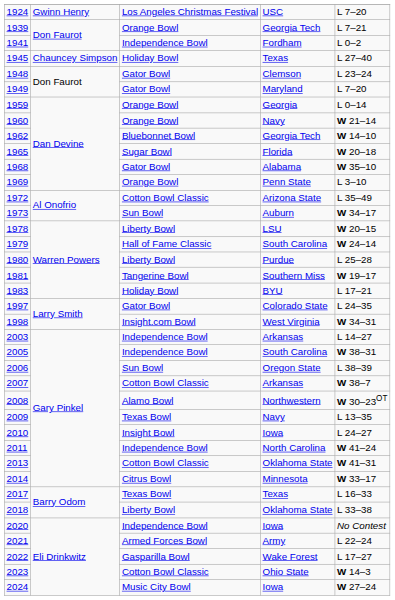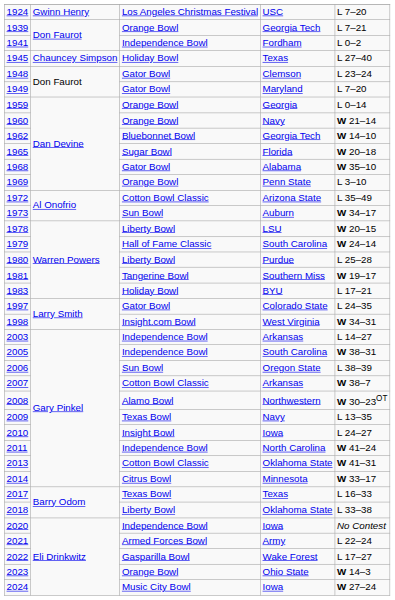(165, 572) Cotton Bowl Classic -> (150, 572) Orange Bowl
